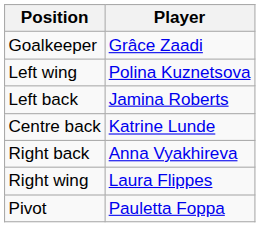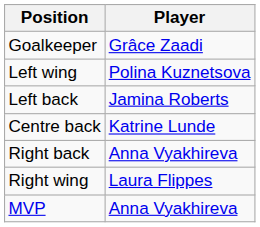- row: (28, 208)
+ row: (27, 208)
